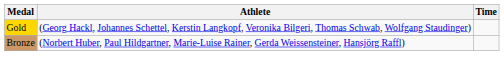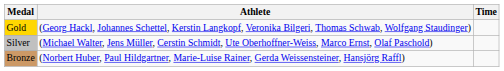+ row: (18, 43)
